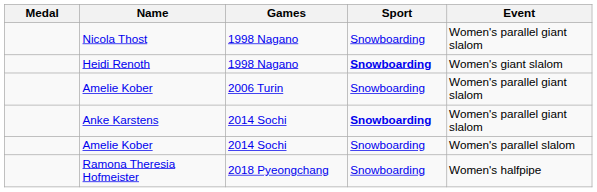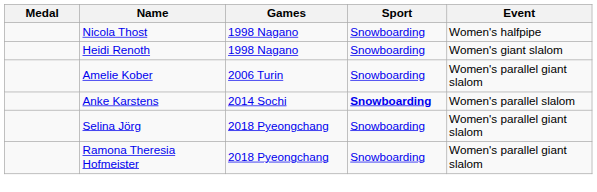(508, 38) Women's parallel giant slalom -> (495, 32) Women's halfpipe
(391, 63) bold -> (388, 50) normal
(508, 120) Women's parallel giant slalom -> (512, 100) Women's parallel slalom
- row: (118, 145)
+ row: (112, 126)
(495, 170) Women's halfpipe -> (508, 157) Women's parallel giant slalom
